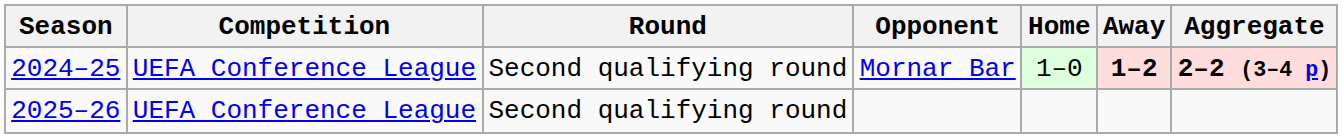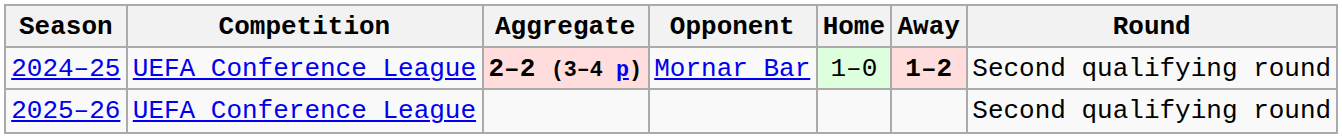columns swapped: (668, 26) <-> (1254, 26)
